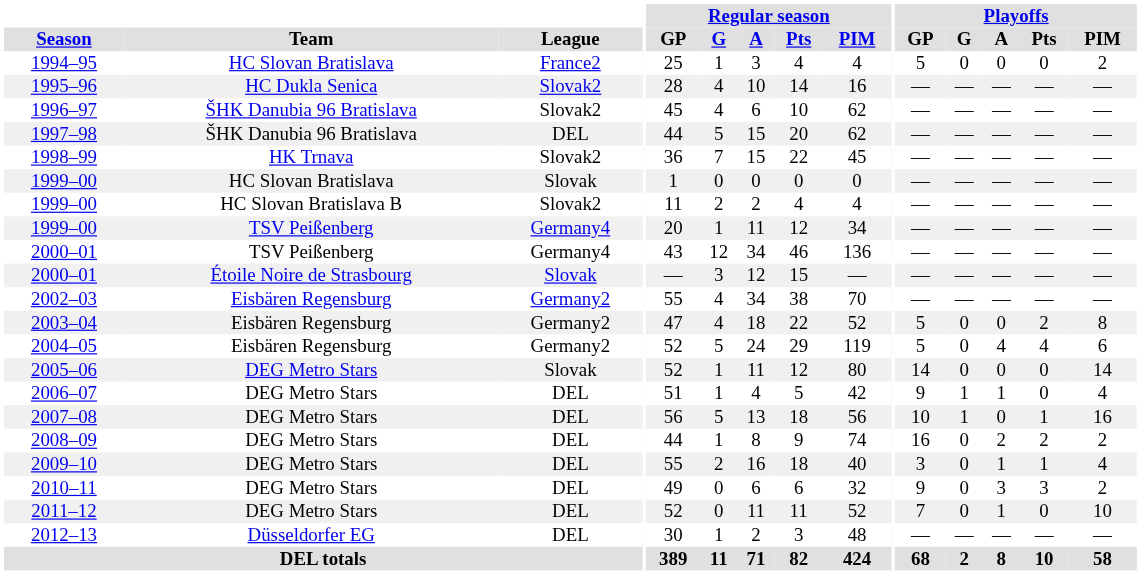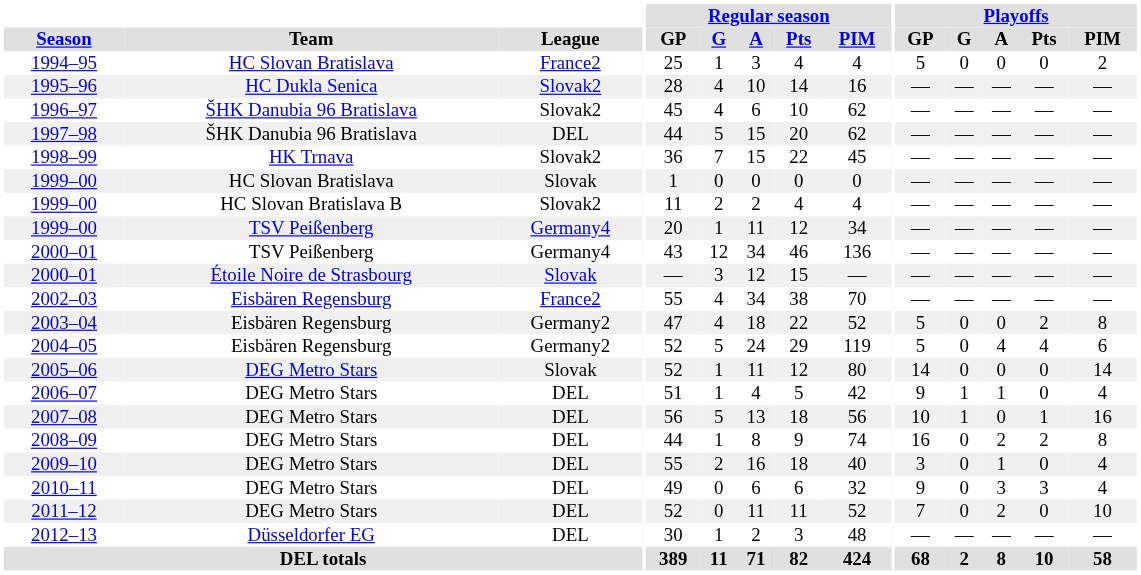(570, 298) Germany2 -> (570, 298) France2
(1102, 440) 2 -> (1102, 440) 8
(1044, 464) 1 -> (1044, 464) 0
(1102, 487) 2 -> (1102, 487) 4
(1001, 511) 1 -> (1001, 511) 2
